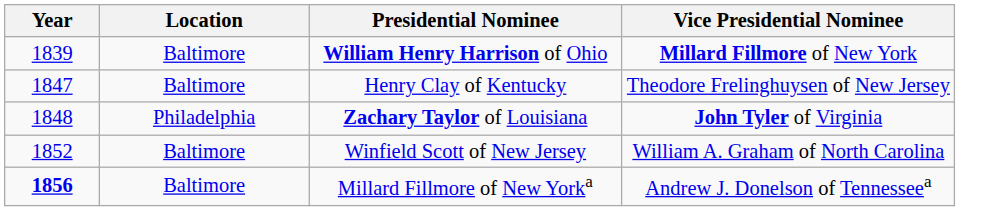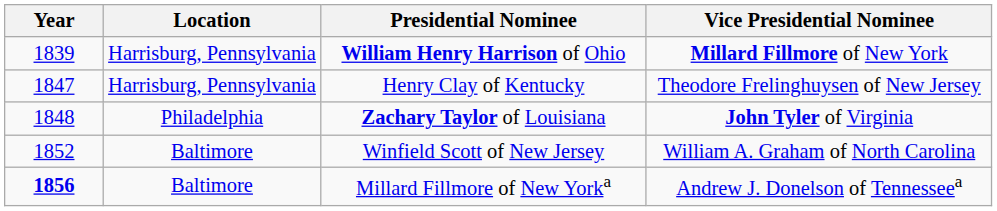(204, 53) Baltimore -> (212, 53) Harrisburg, Pennsylvania
(204, 85) Baltimore -> (212, 85) Harrisburg, Pennsylvania
